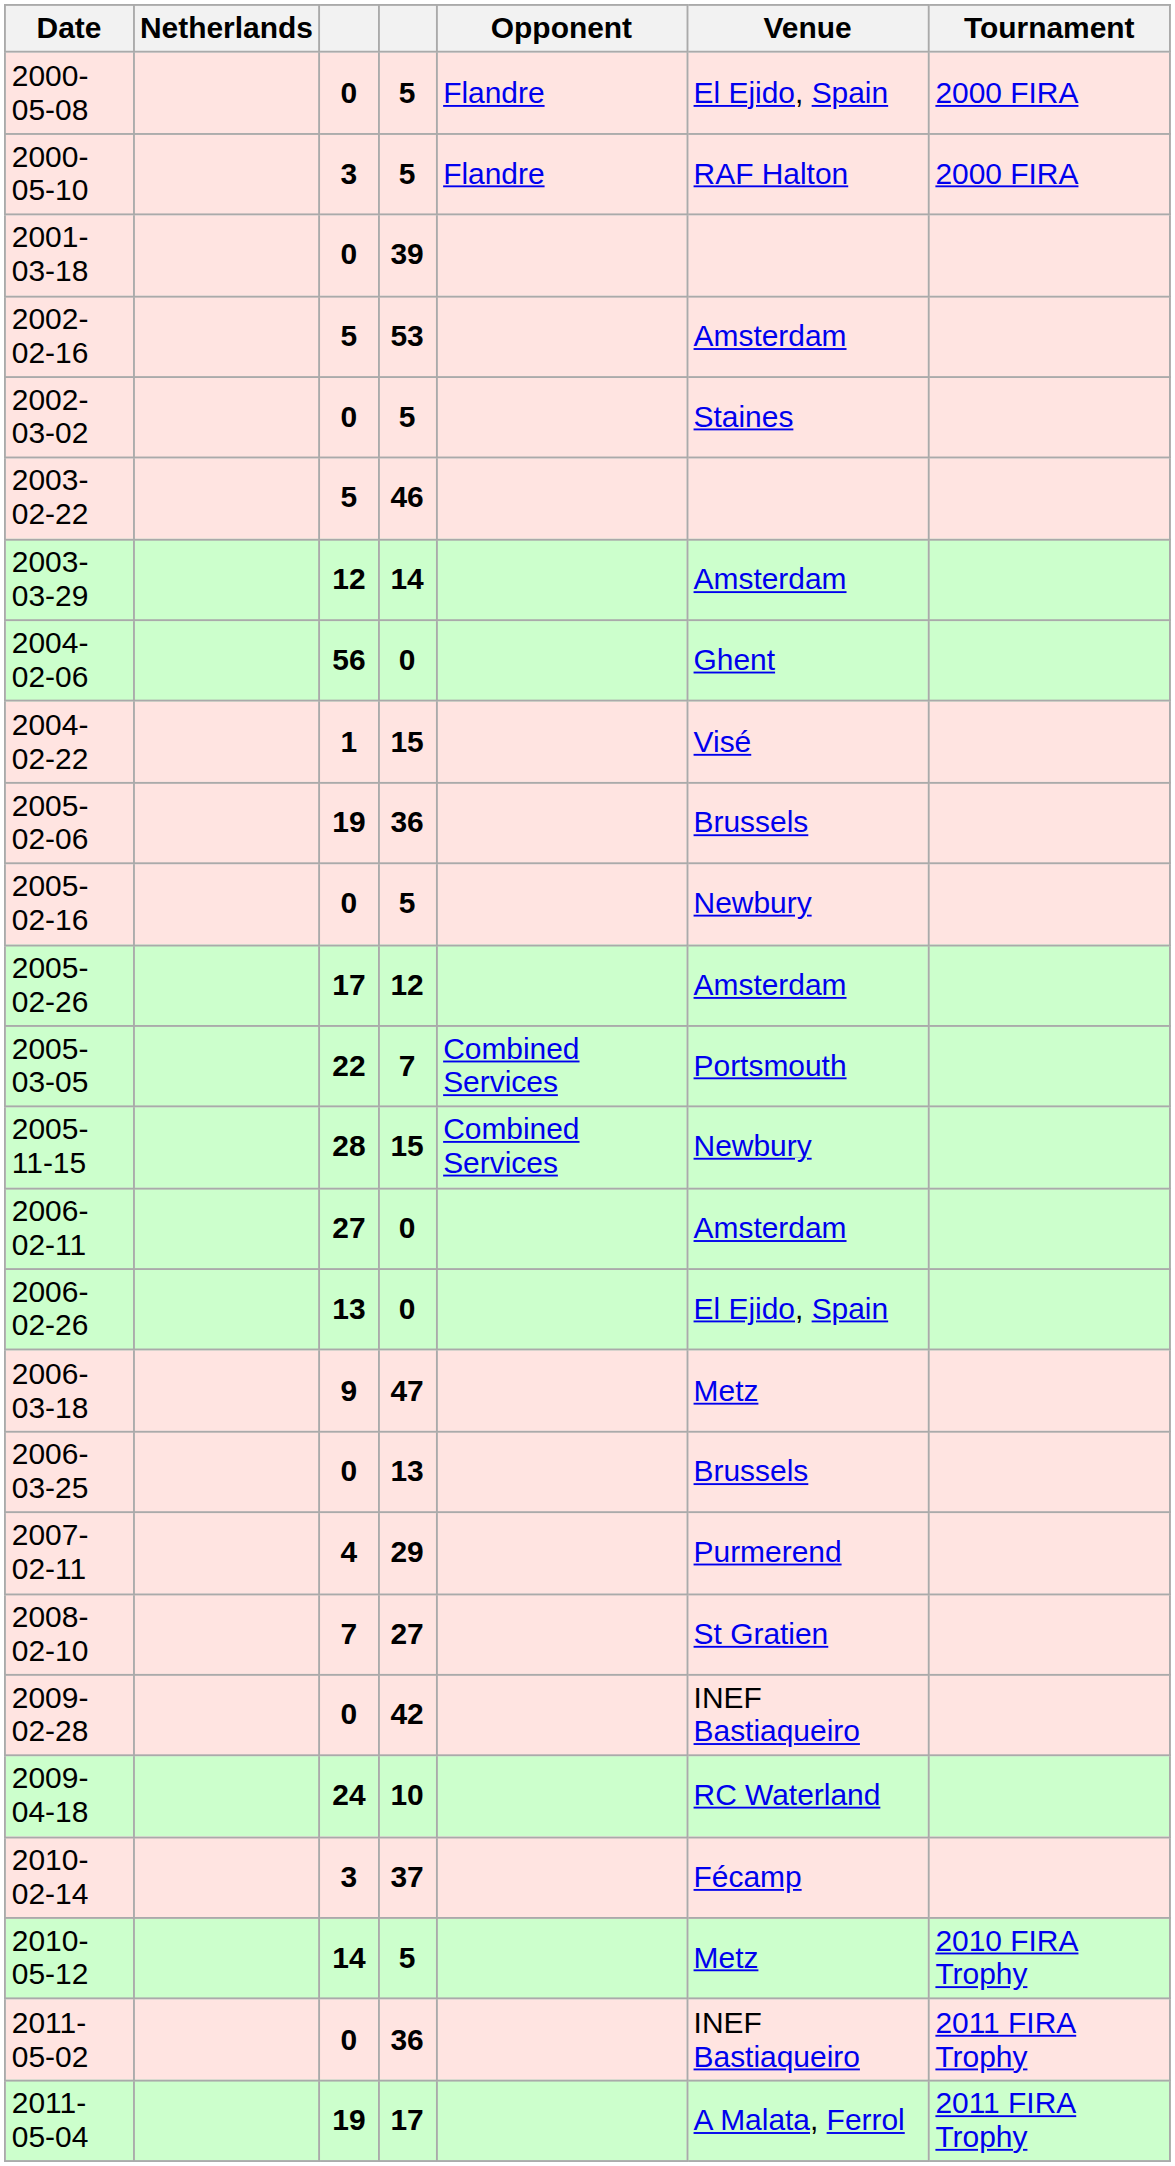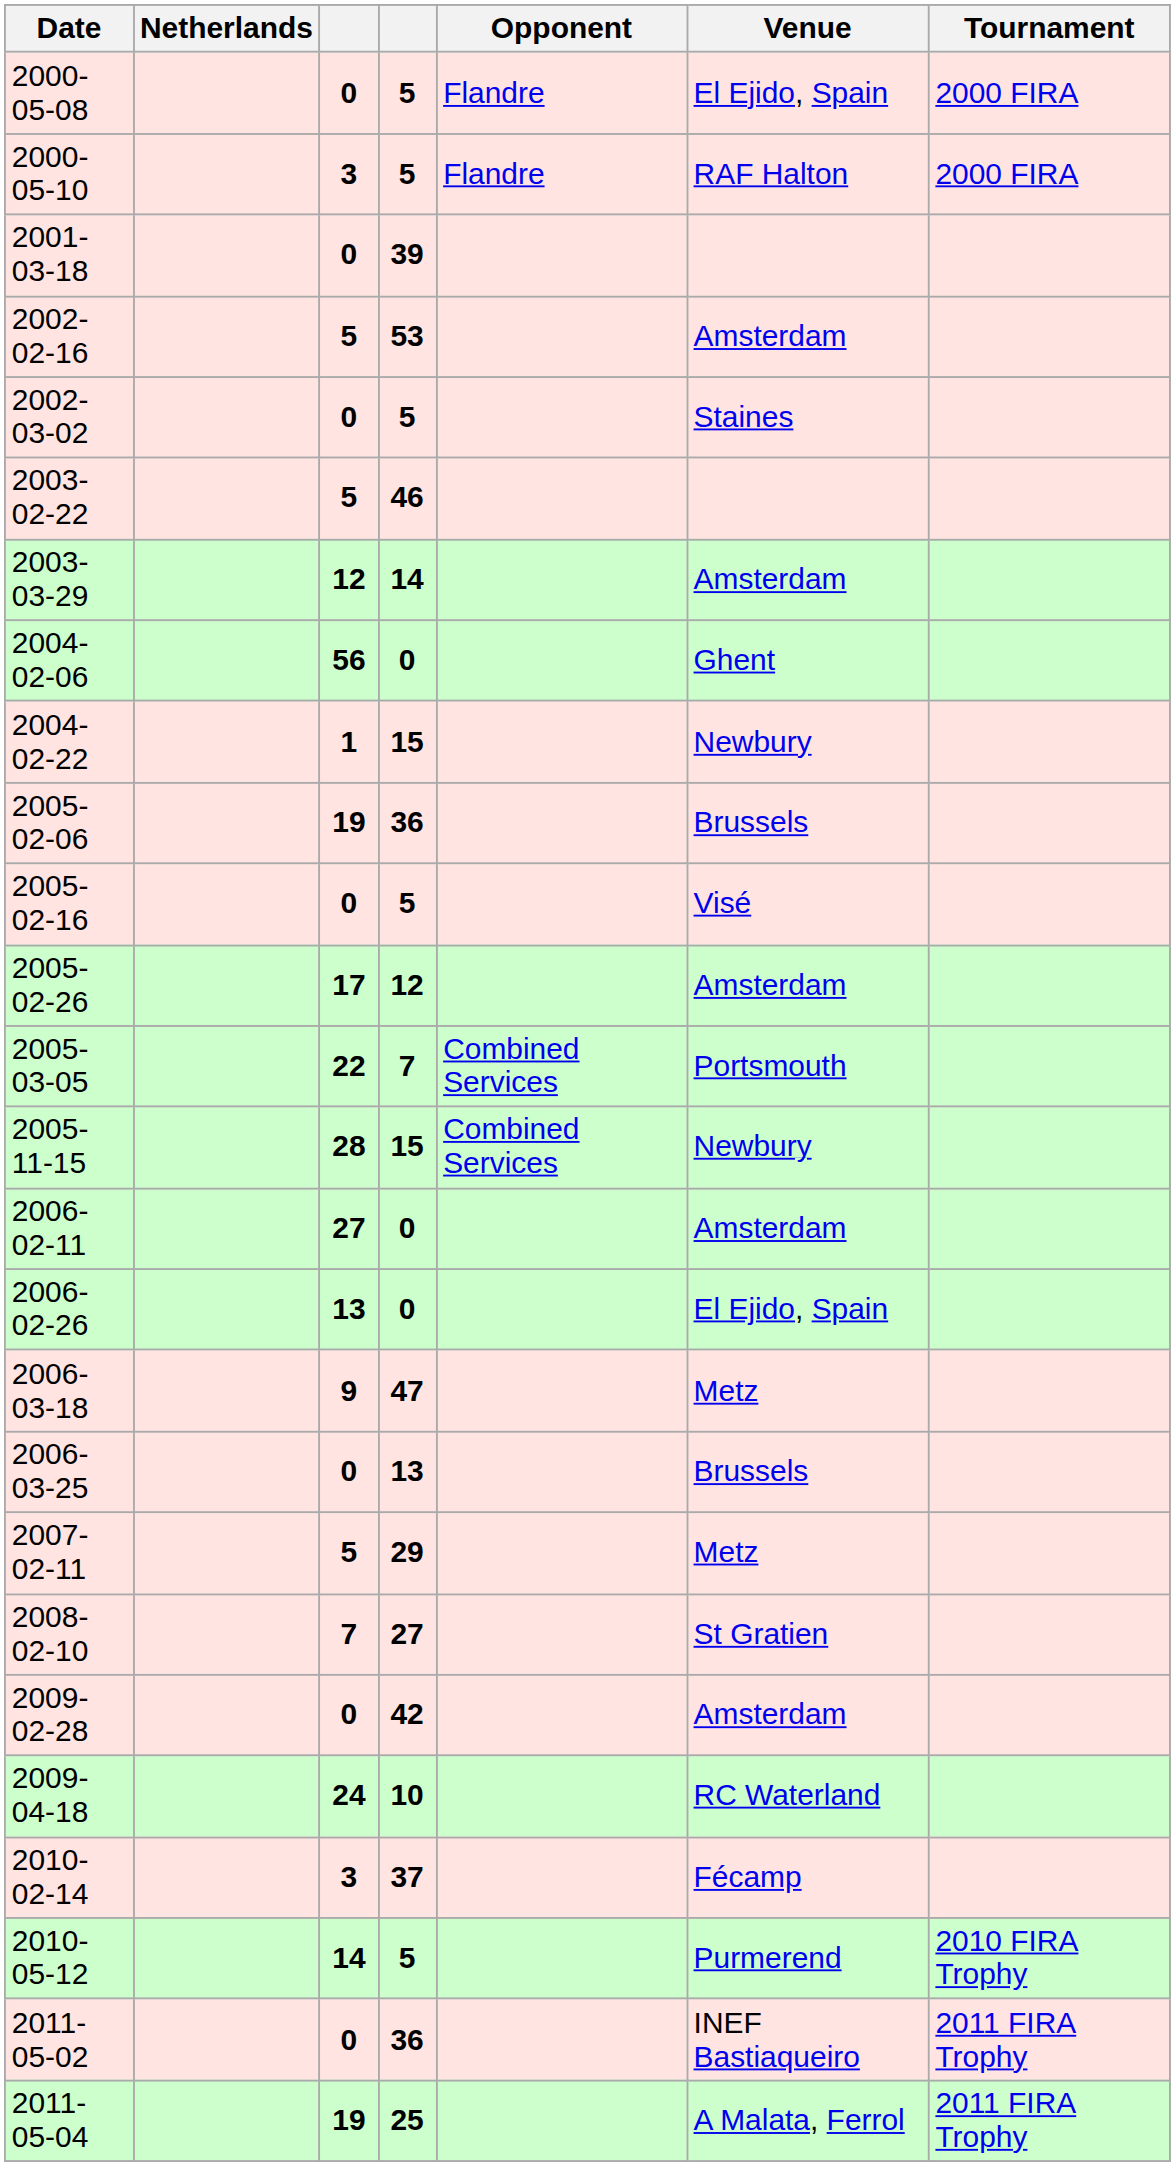(722, 741) Visé -> (753, 741) Newbury
(753, 903) Newbury -> (722, 903) Visé
(349, 1552) 4 -> (349, 1552) 5
(768, 1552) Purmerend -> (726, 1552) Metz
(777, 1714) INEF Bastiaqueiro -> (770, 1714) Amsterdam
(726, 1958) Metz -> (768, 1958) Purmerend
(407, 2120) 17 -> (407, 2120) 25
